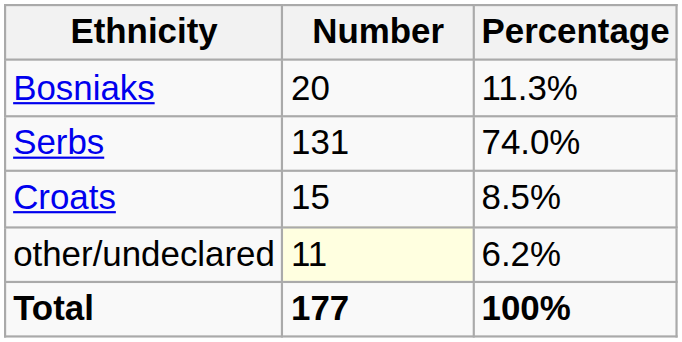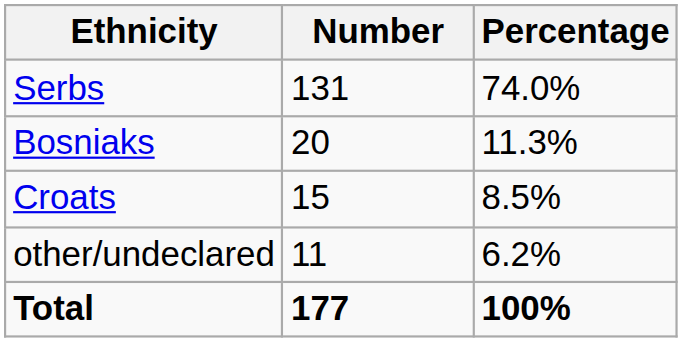rows swapped: (59, 142) <-> (84, 87)
(309, 253) lightyellow background -> (309, 253) no background
